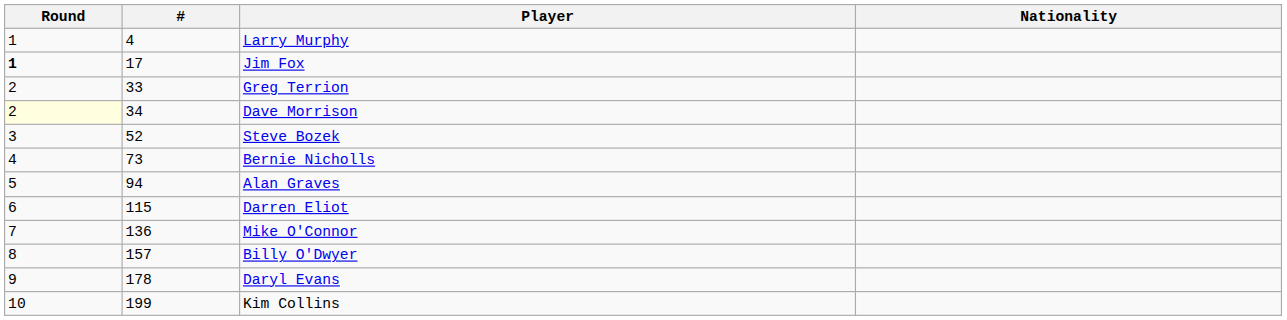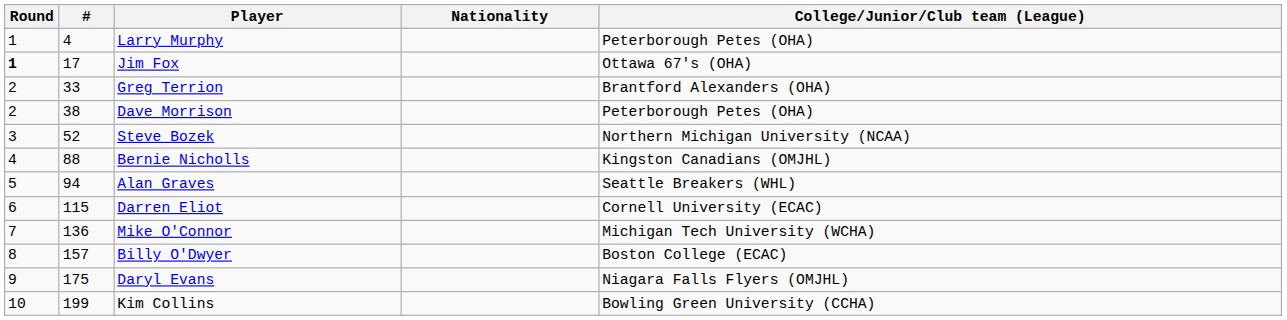+ column: (940, 17)
(12, 112) lightyellow background -> (12, 112) no background
(134, 112) 34 -> (72, 112) 38
(134, 160) 73 -> (72, 160) 88
(139, 280) 178 -> (76, 280) 175
